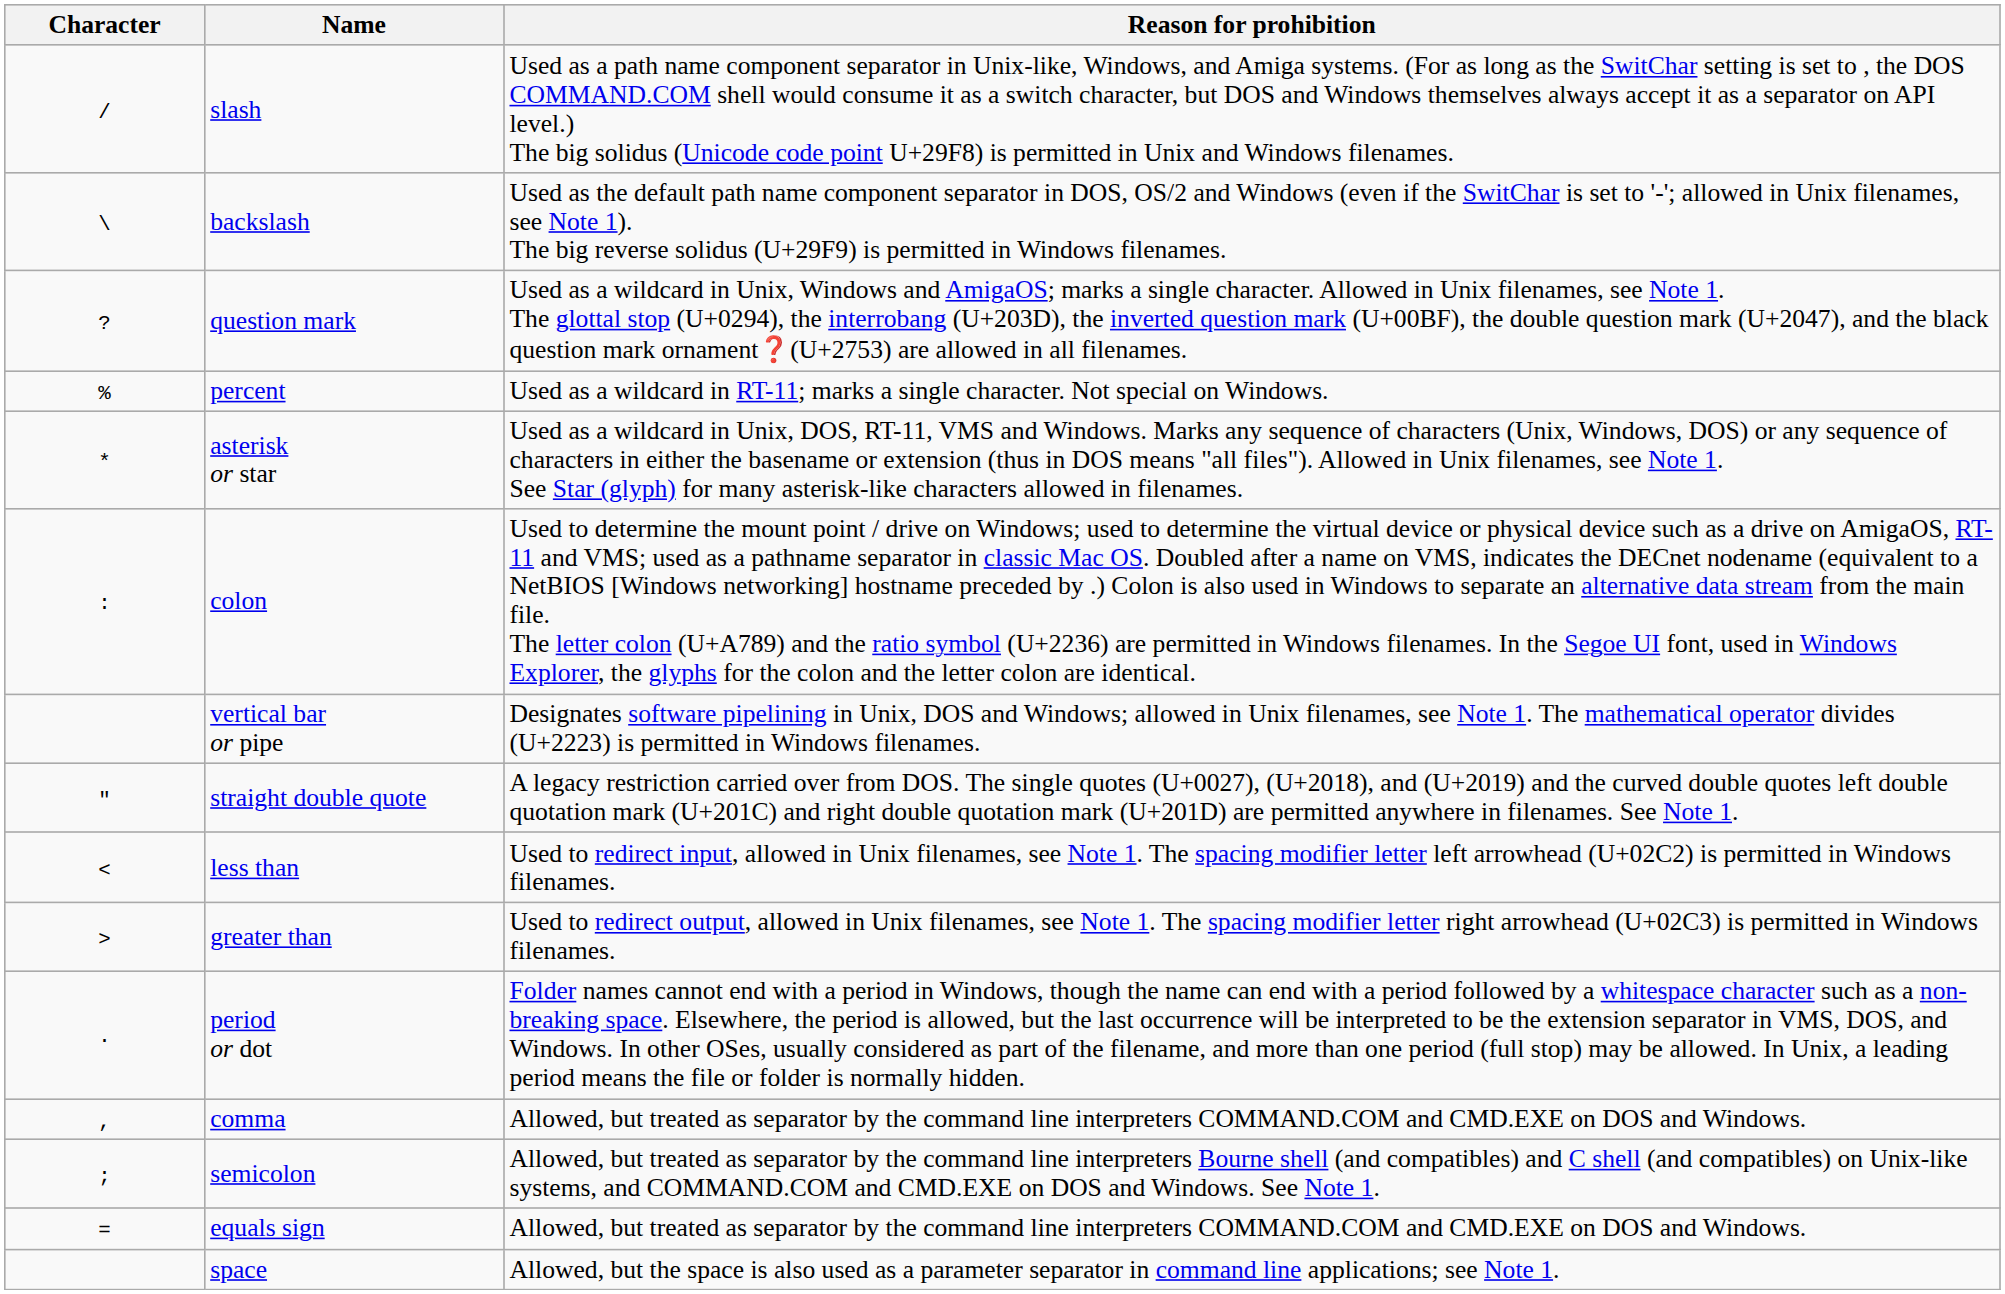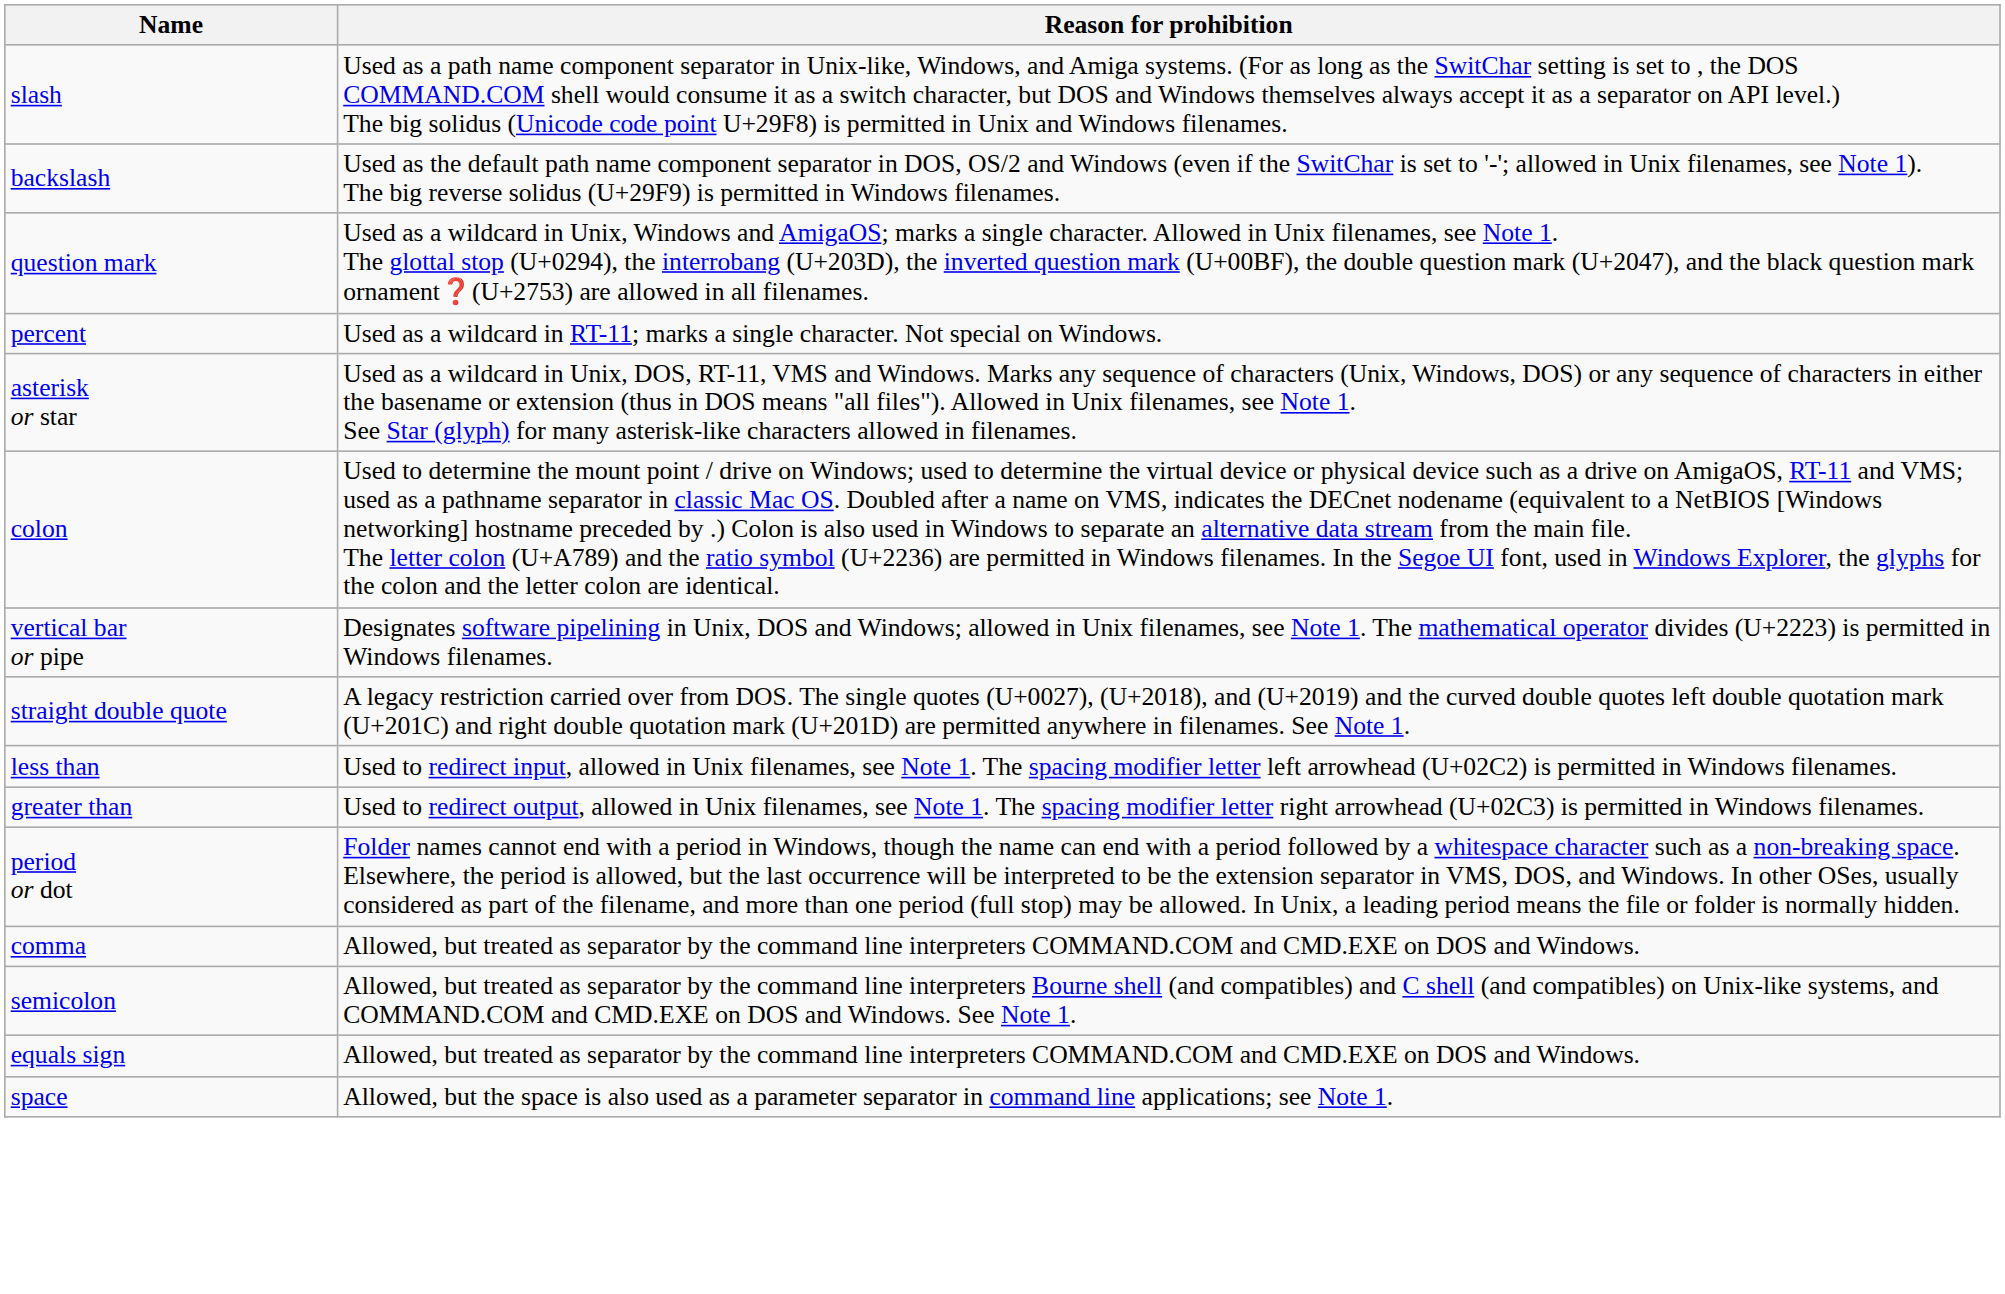- column: (105, 24)
